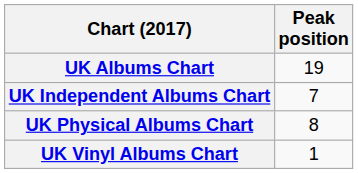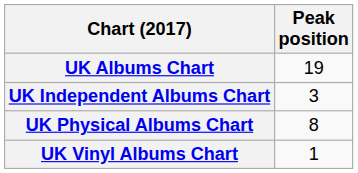(314, 96) 7 -> (314, 96) 3
